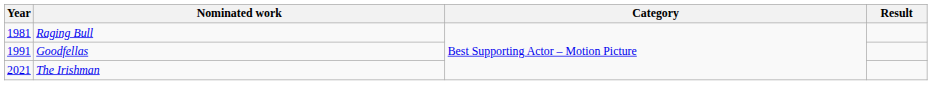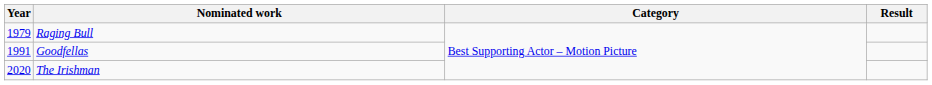(19, 32) 1981 -> (19, 32) 1979
(19, 70) 2021 -> (19, 70) 2020
